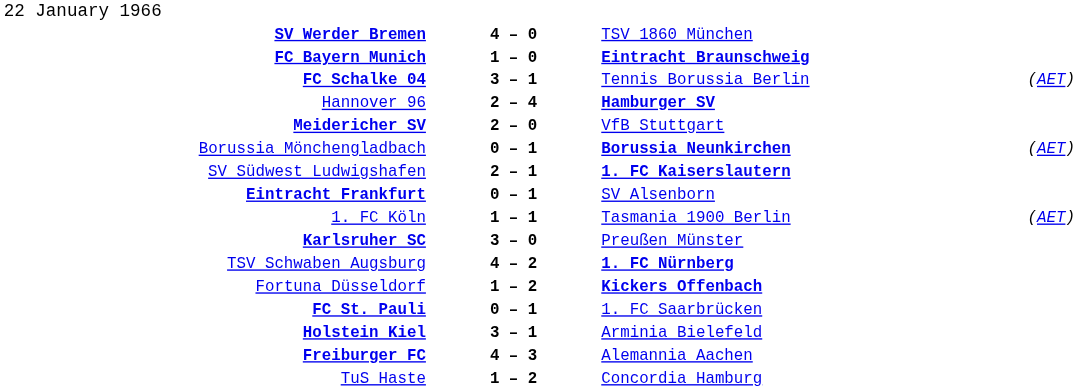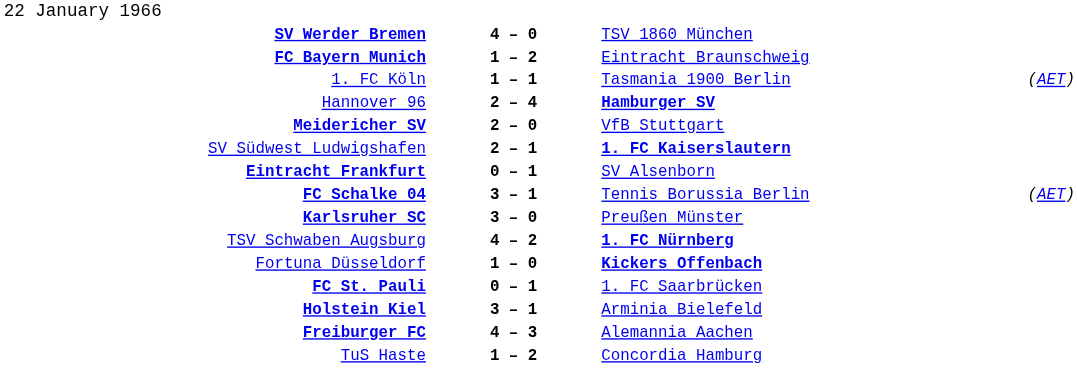(514, 57) 1 – 0 -> (514, 57) 1 – 2
(705, 57) bold -> (705, 57) normal
rows swapped: (379, 218) <-> (364, 80)
- row: (312, 149)
(514, 287) 1 – 2 -> (514, 264) 1 – 0
